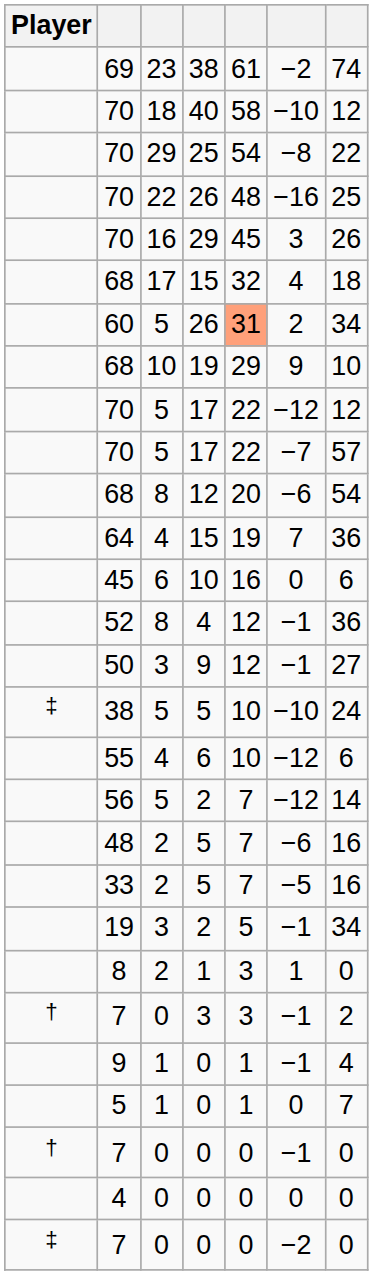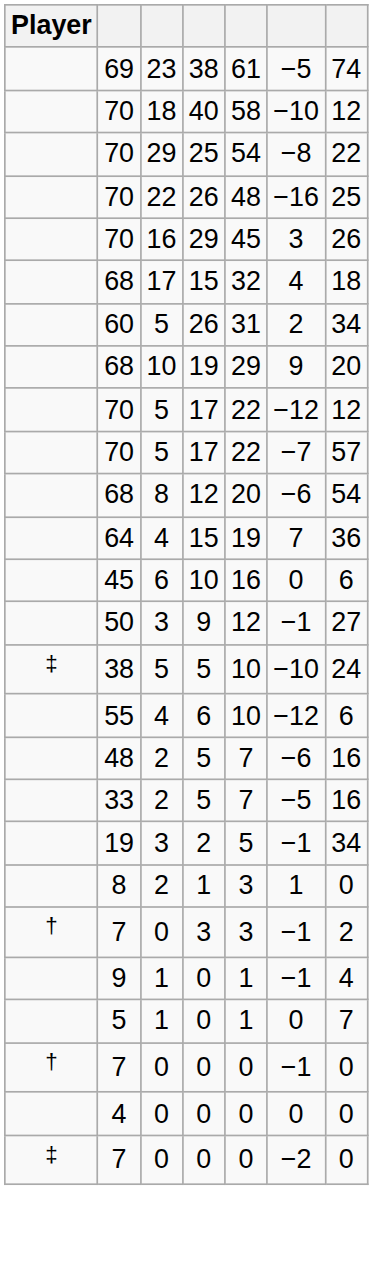(296, 68) −2 -> (296, 68) −5
(246, 324) lightsalmon background -> (246, 324) no background
(346, 366) 10 -> (346, 366) 20
- row: (119, 622)
- row: (119, 800)
